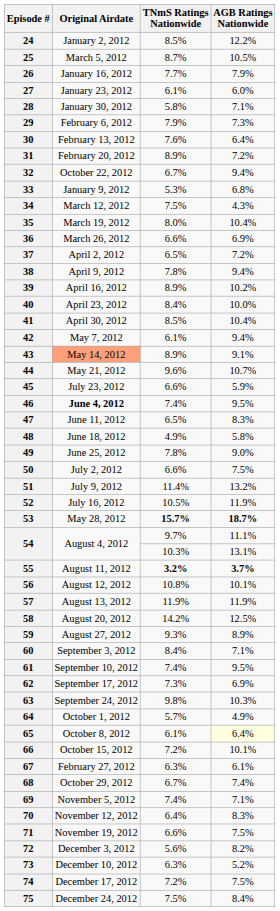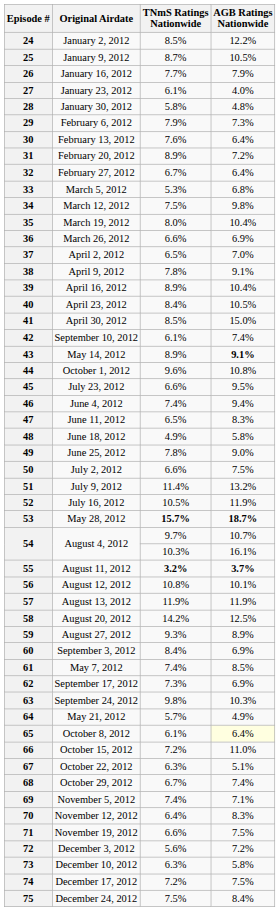(96, 57) March 5, 2012 -> (96, 57) January 9, 2012
(243, 90) 6.0% -> (243, 90) 4.0%
(243, 106) 7.1% -> (243, 106) 4.8%
(96, 172) October 22, 2012 -> (96, 172) February 27, 2012
(243, 172) 9.4% -> (243, 172) 6.4%
(96, 189) January 9, 2012 -> (96, 189) March 5, 2012
(243, 205) 4.3% -> (243, 205) 9.8%
(243, 255) 7.2% -> (243, 255) 7.0%
(243, 271) 9.4% -> (243, 271) 9.1%
(243, 288) 10.2% -> (243, 288) 10.4%
(243, 304) 10.0% -> (243, 304) 10.5%
(243, 321) 10.4% -> (243, 321) 15.0%
(96, 337) May 7, 2012 -> (96, 337) September 10, 2012
(243, 337) 9.4% -> (243, 337) 7.4%
(96, 354) lightsalmon background -> (96, 354) no background
(243, 354) normal -> (243, 354) bold
(96, 370) May 21, 2012 -> (96, 370) October 1, 2012
(243, 370) 10.7% -> (243, 370) 10.8%
(243, 387) 5.9% -> (243, 387) 9.5%
(96, 403) bold -> (96, 403) normal
(243, 403) 9.5% -> (243, 403) 9.4%
(243, 535) 11.1% -> (243, 535) 10.7%
(243, 552) 13.1% -> (243, 552) 16.1%
(243, 651) 7.1% -> (243, 651) 6.9%
(96, 667) September 10, 2012 -> (96, 667) May 7, 2012
(243, 667) 9.5% -> (243, 667) 8.5%
(96, 717) October 1, 2012 -> (96, 717) May 21, 2012
(243, 750) 10.1% -> (243, 750) 11.0%
(96, 766) February 27, 2012 -> (96, 766) October 22, 2012
(243, 766) 6.1% -> (243, 766) 5.1%
(243, 849) 8.2% -> (243, 849) 7.2%
(243, 865) 5.2% -> (243, 865) 5.8%
